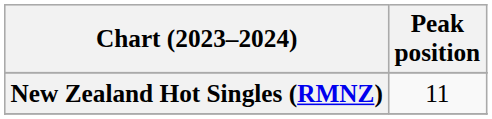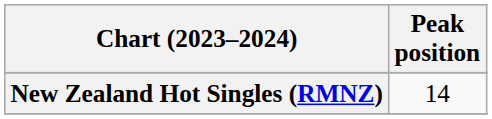(437, 93) 11 -> (437, 93) 14
